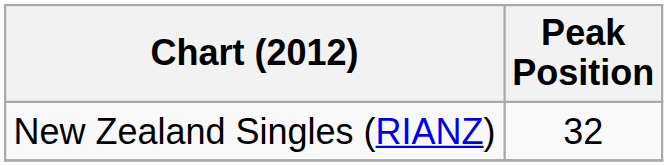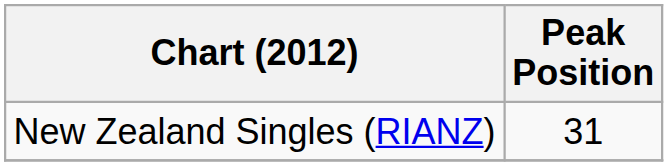(583, 130) 32 -> (583, 130) 31
